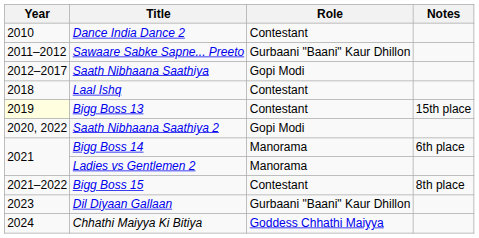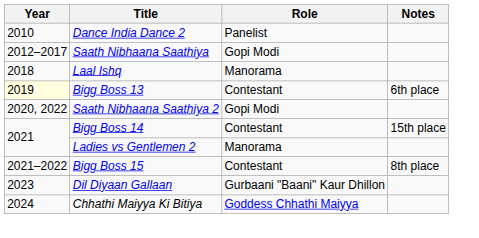(279, 33) Contestant -> (246, 33) Panelist
- row: (158, 52)
(279, 90) Contestant -> (253, 71) Manorama
(444, 109) 15th place -> (415, 90) 6th place
(278, 147) Manorama -> (253, 128) Contestant
(440, 147) 6th place -> (418, 128) 15th place
